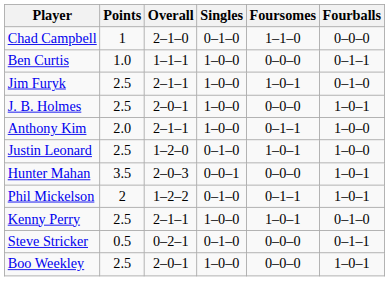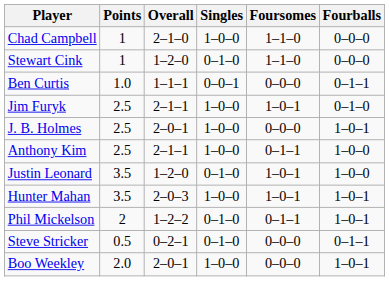(222, 38) 0–1–0 -> (222, 38) 1–0–0
+ row: (45, 60)
(222, 60) 1–0–0 -> (222, 83) 0–0–1
(122, 128) 2.0 -> (122, 151) 2.5
(122, 151) 2.5 -> (122, 173) 3.5
(222, 173) 0–0–1 -> (222, 196) 1–0–0
(283, 173) 0–0–0 -> (283, 196) 1–0–1
- row: (44, 219)
(122, 264) 2.5 -> (122, 264) 2.0
